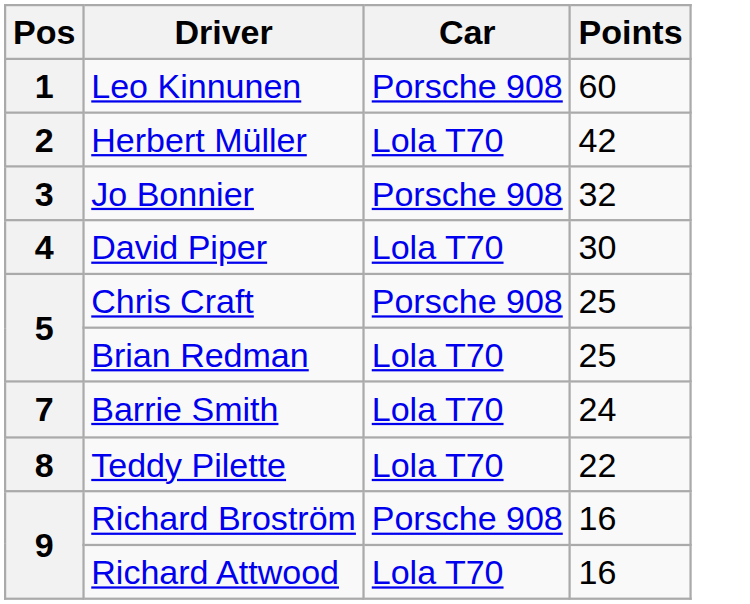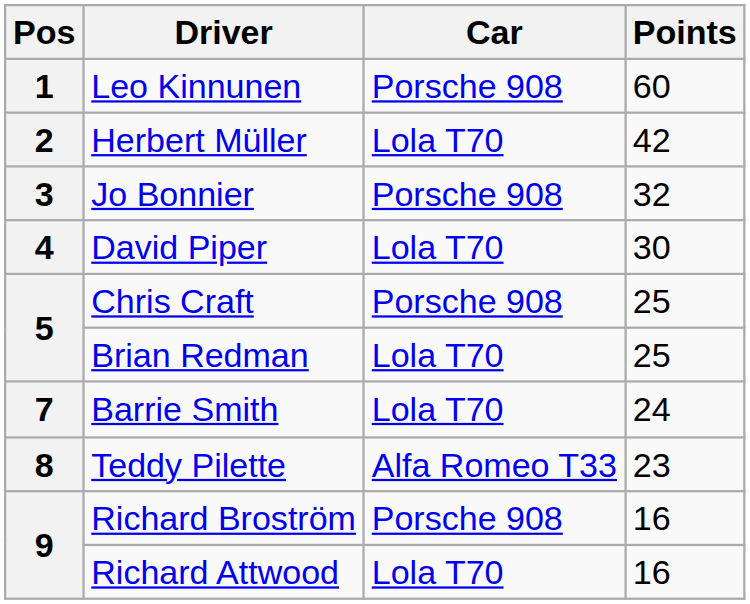(438, 463) Lola T70 -> (494, 463) Alfa Romeo T33
(598, 463) 22 -> (652, 463) 23
